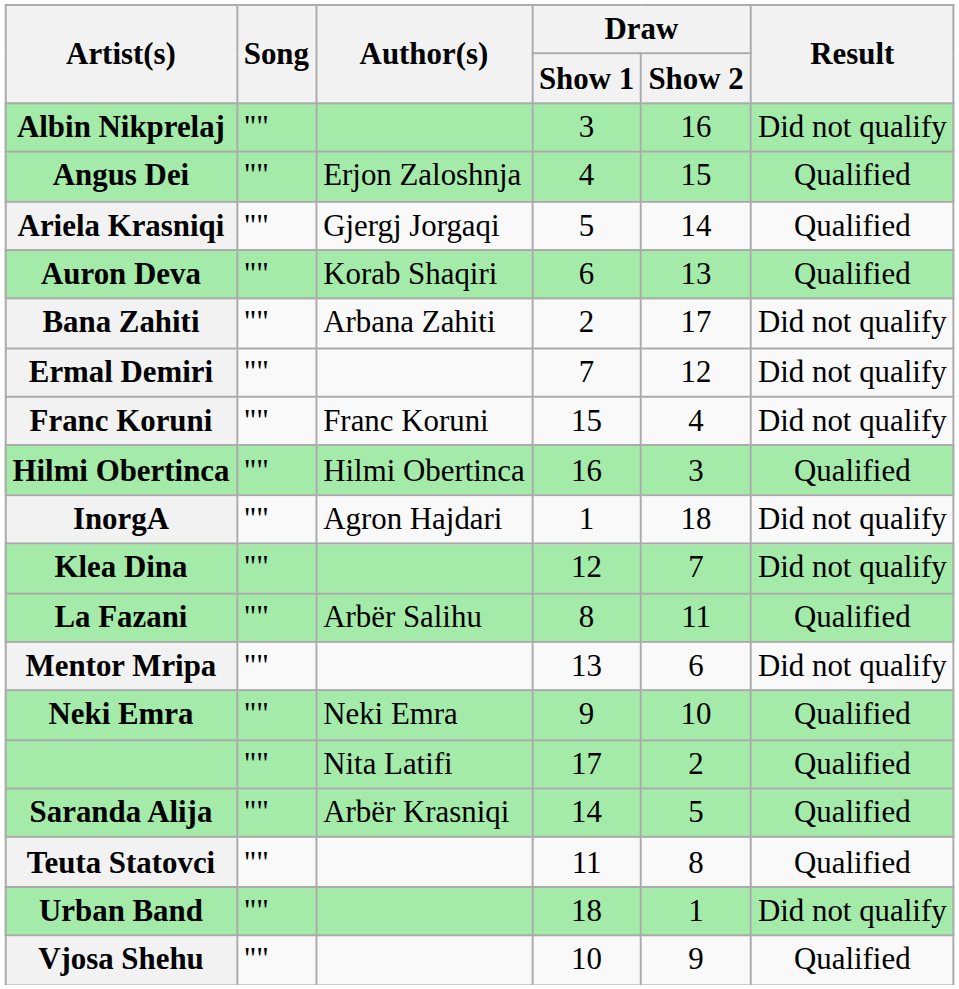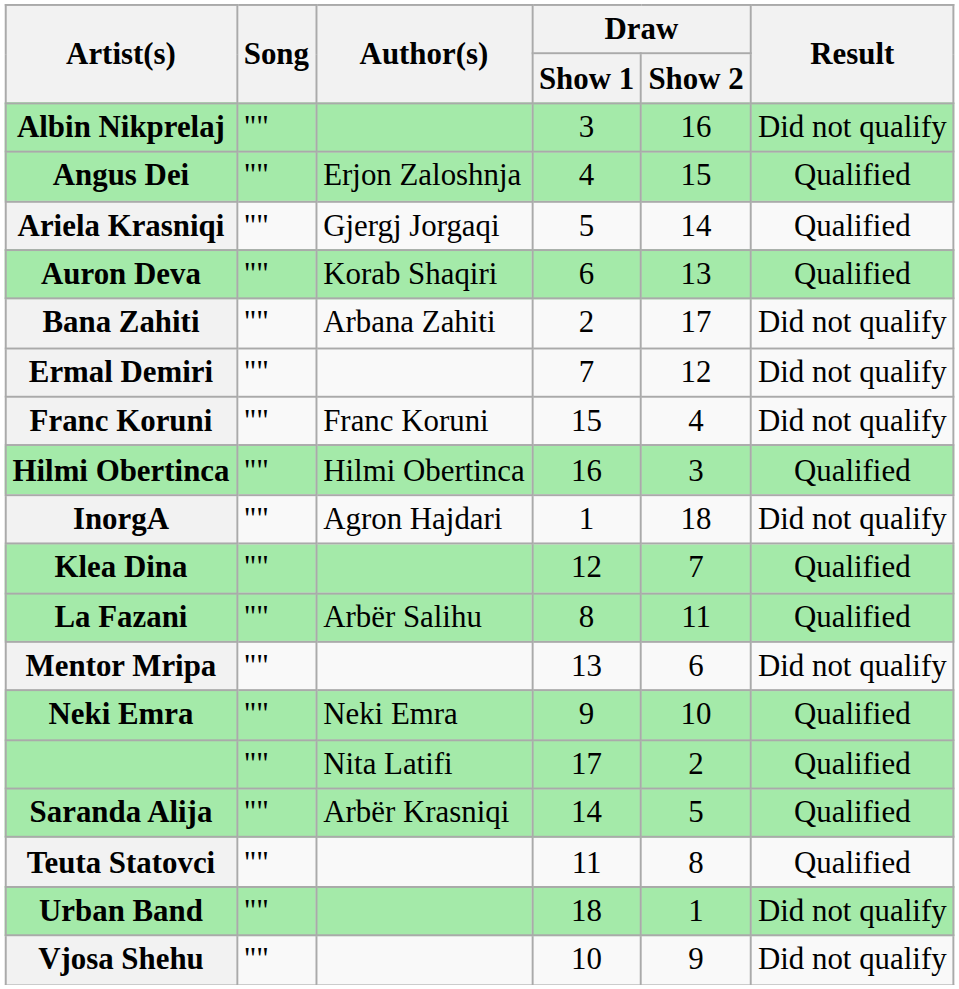(852, 567) Did not qualify -> (852, 567) Qualified
(852, 959) Qualified -> (852, 959) Did not qualify
